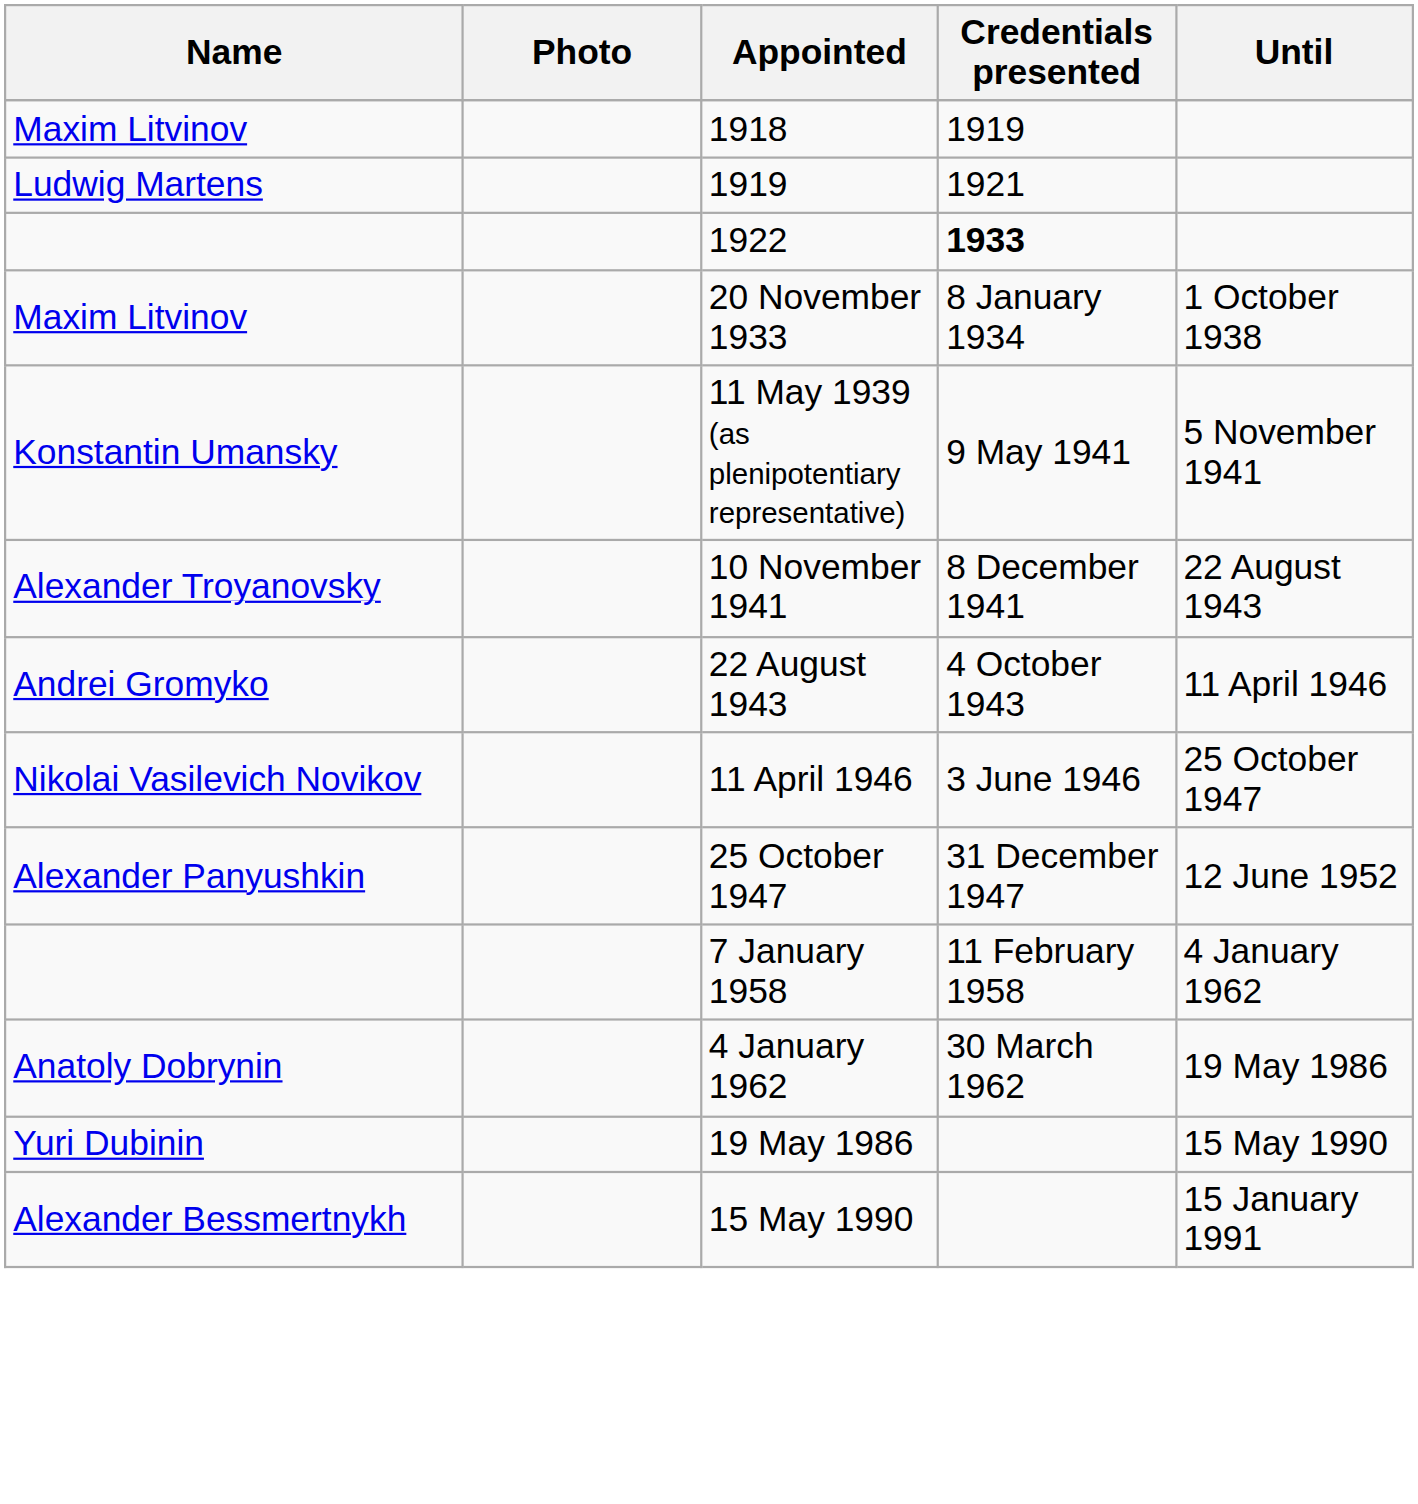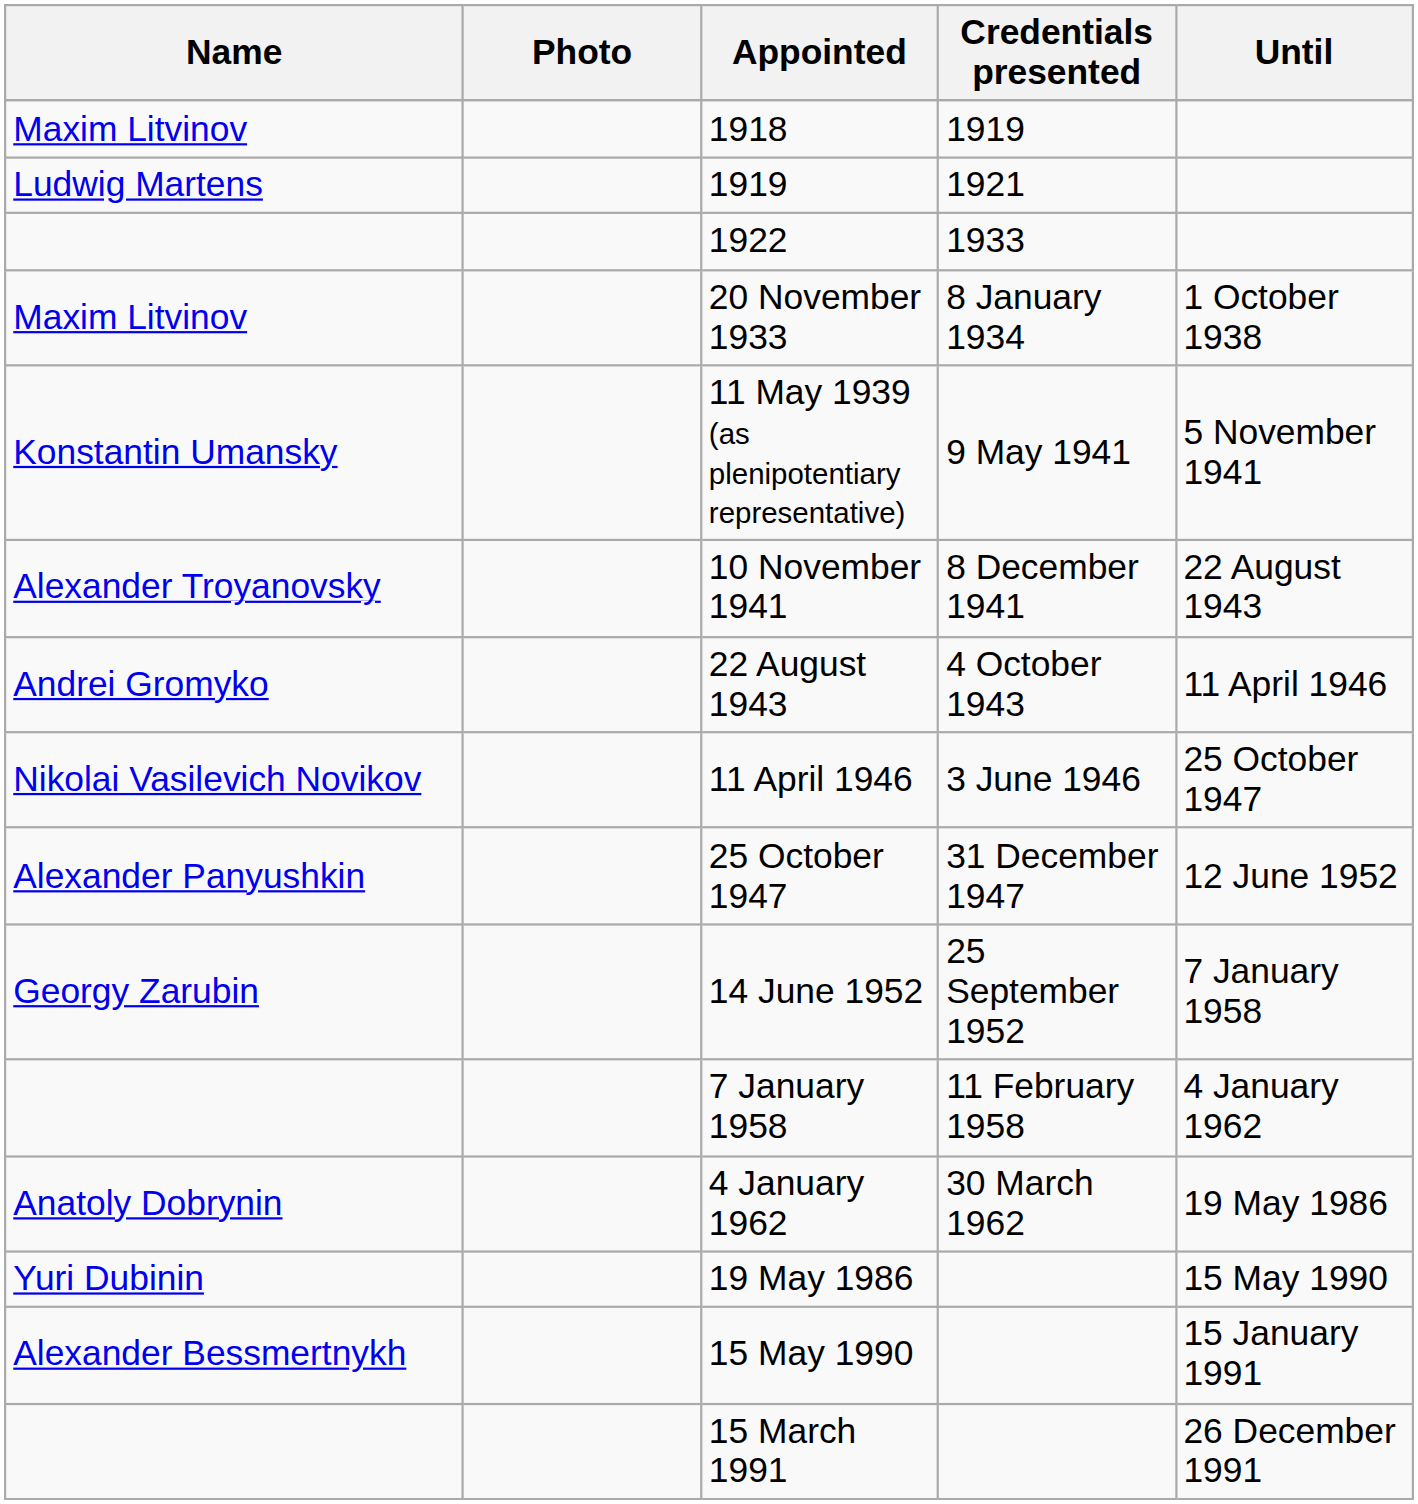(985, 240) bold -> (985, 240) normal
+ row: (816, 991)
+ row: (783, 1450)
